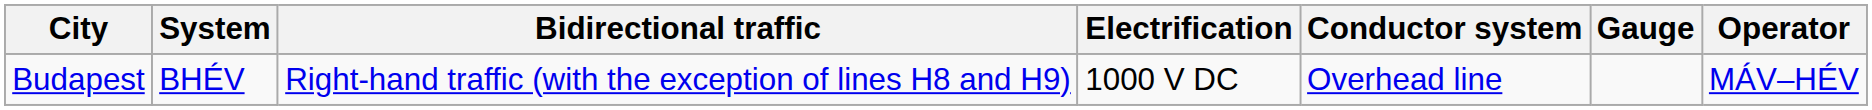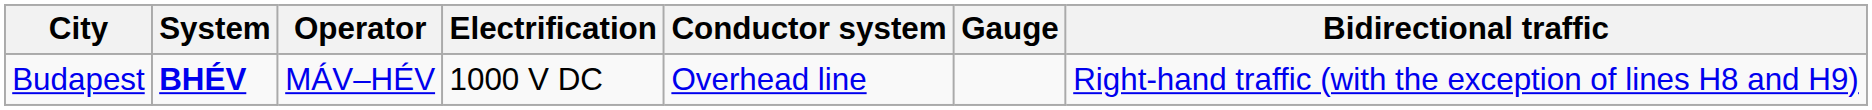columns swapped: (1784, 29) <-> (678, 29)
(202, 79) normal -> (203, 79) bold
